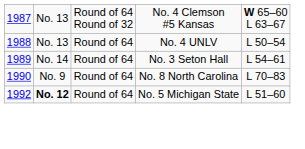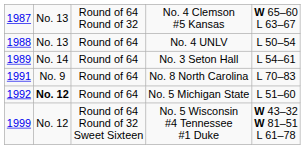(19, 77) 1990 -> (19, 77) 1991
+ row: (199, 123)
